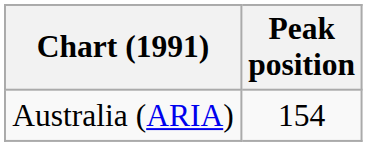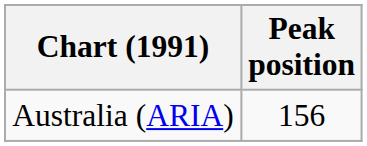(302, 114) 154 -> (302, 114) 156
